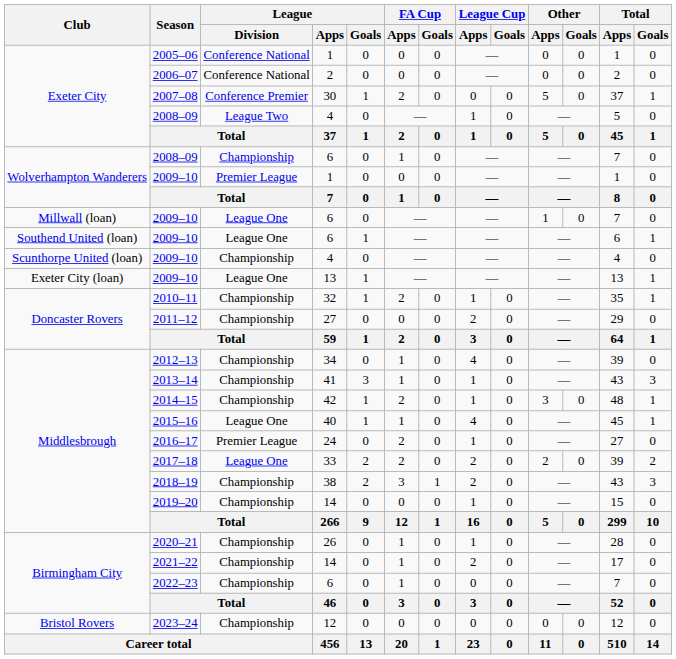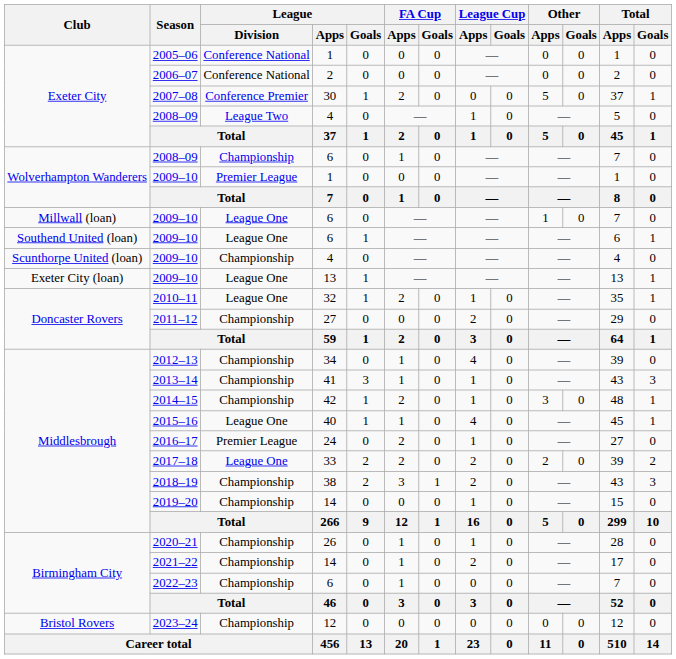(257, 298) Championship -> (257, 298) League One
